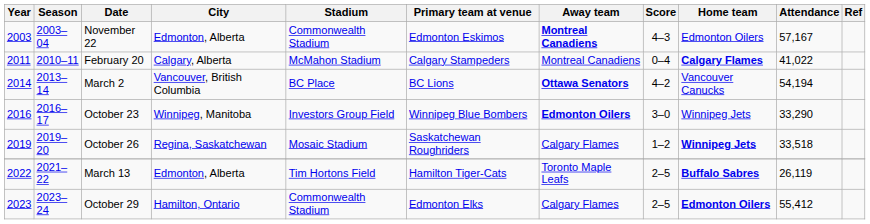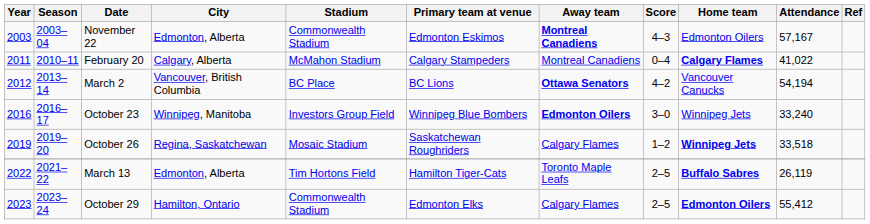(19, 84) 2014 -> (19, 84) 2012
(796, 114) 33,290 -> (796, 114) 33,240
